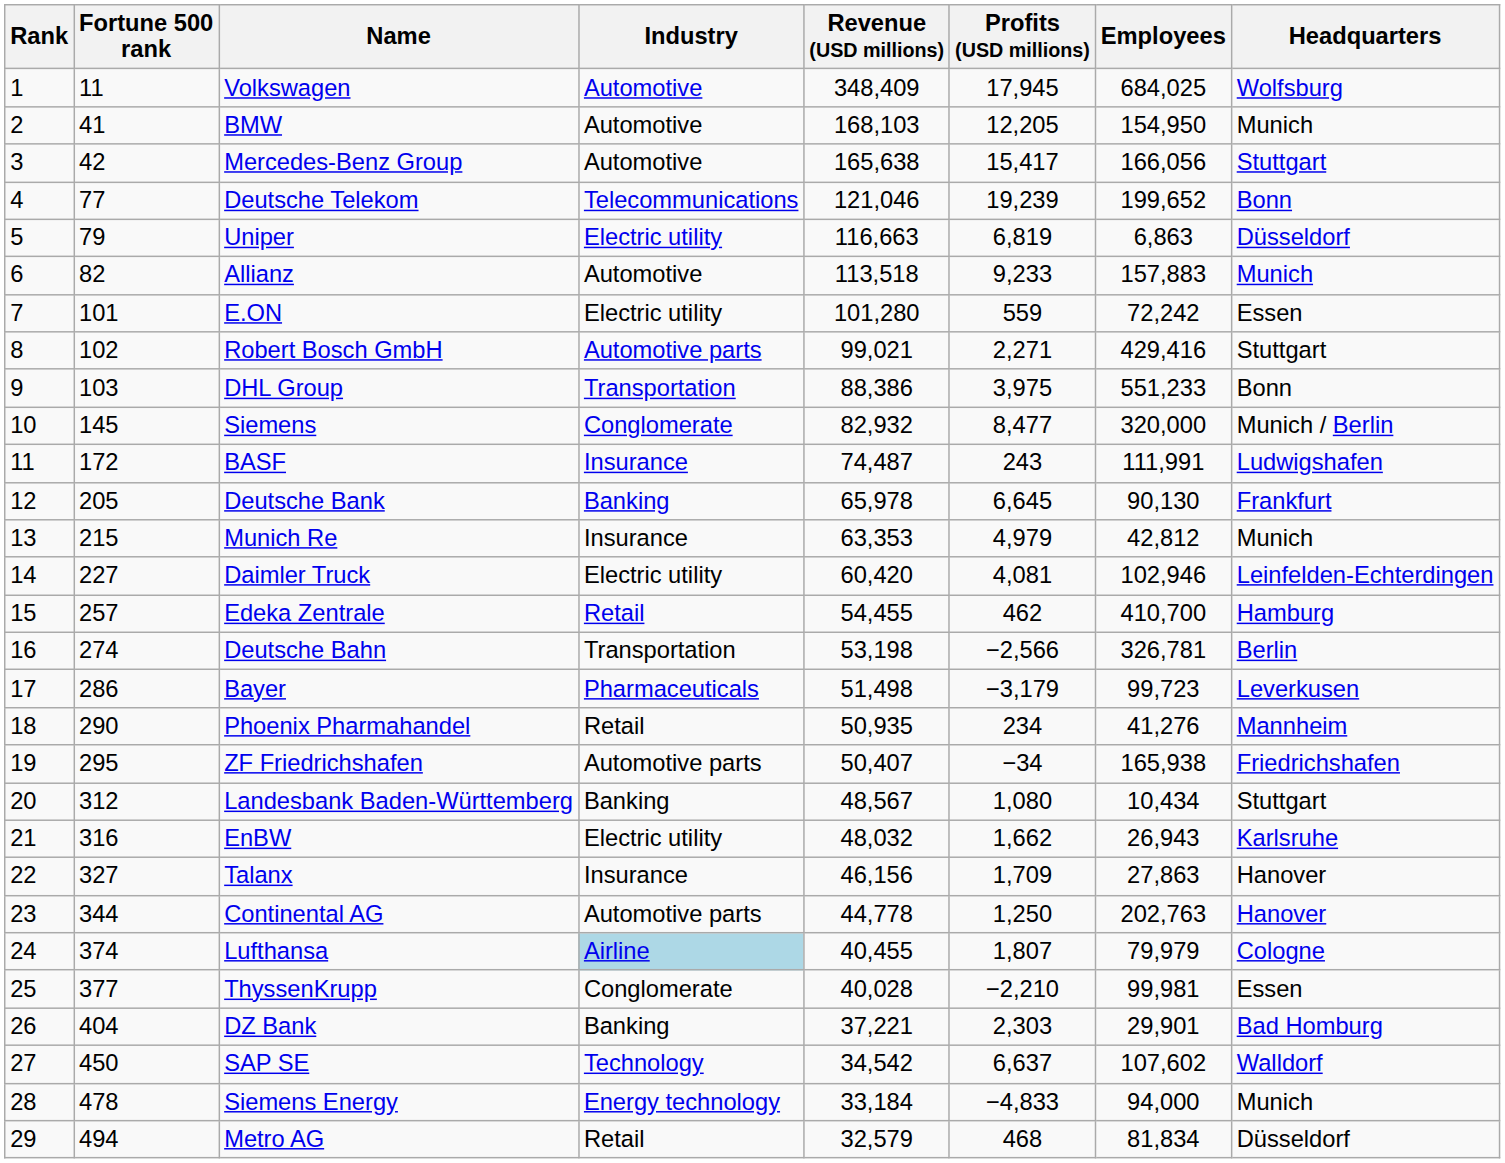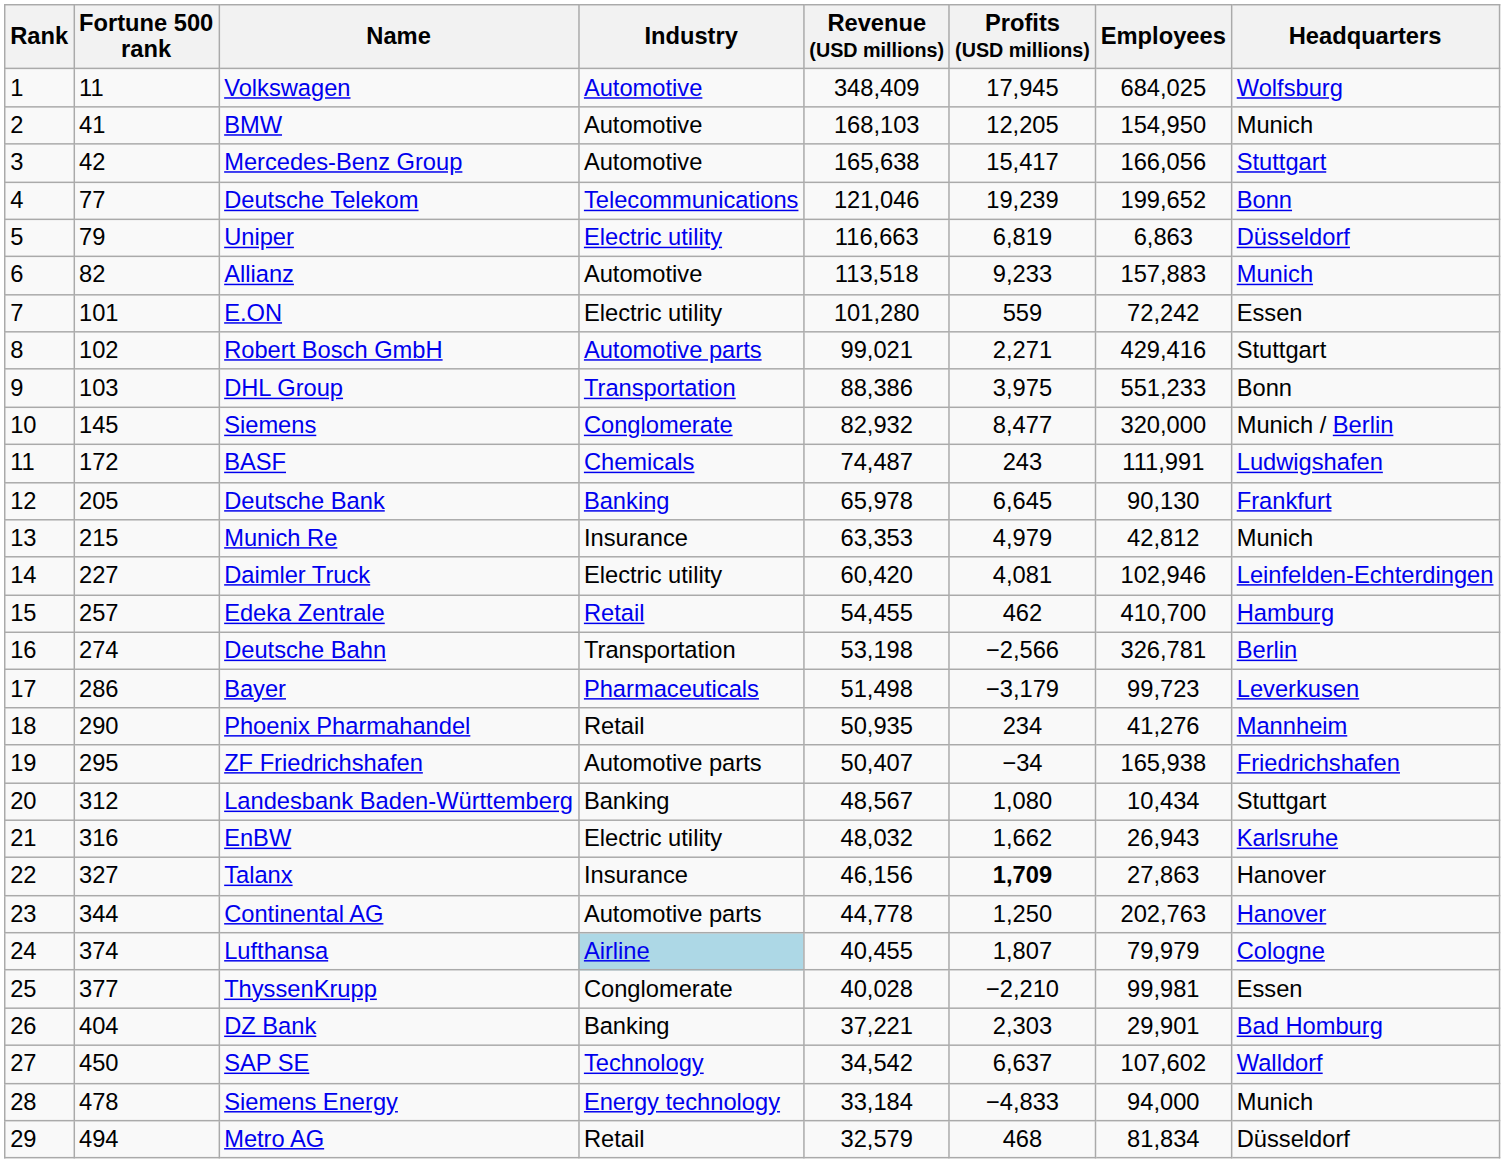(636, 463) Insurance -> (639, 463) Chemicals
(1022, 876) normal -> (1022, 876) bold
